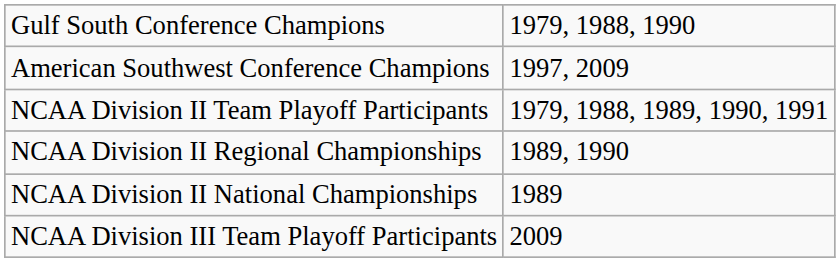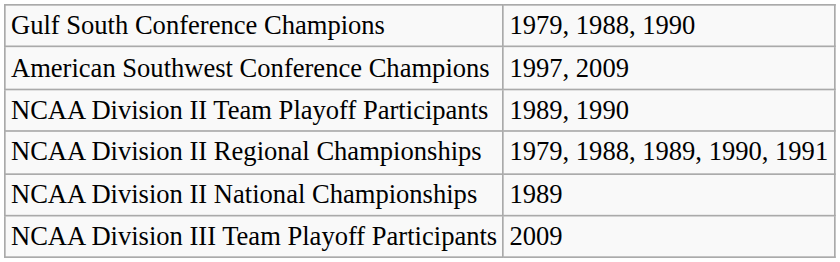(669, 109) 1979, 1988, 1989, 1990, 1991 -> (569, 109) 1989, 1990
(569, 151) 1989, 1990 -> (669, 151) 1979, 1988, 1989, 1990, 1991
